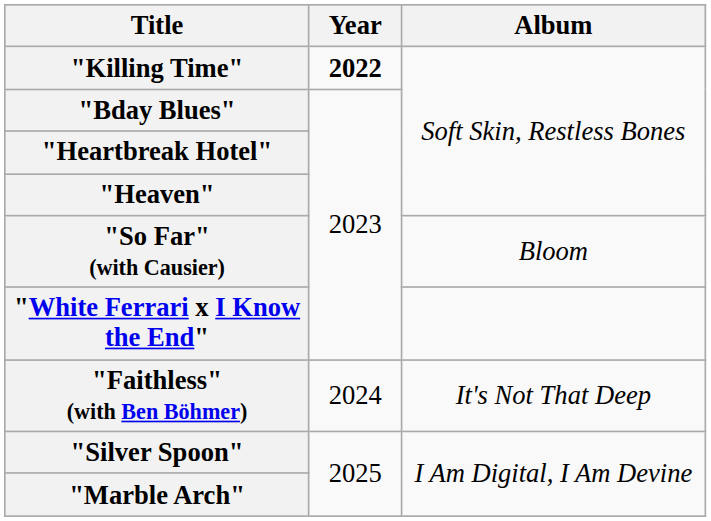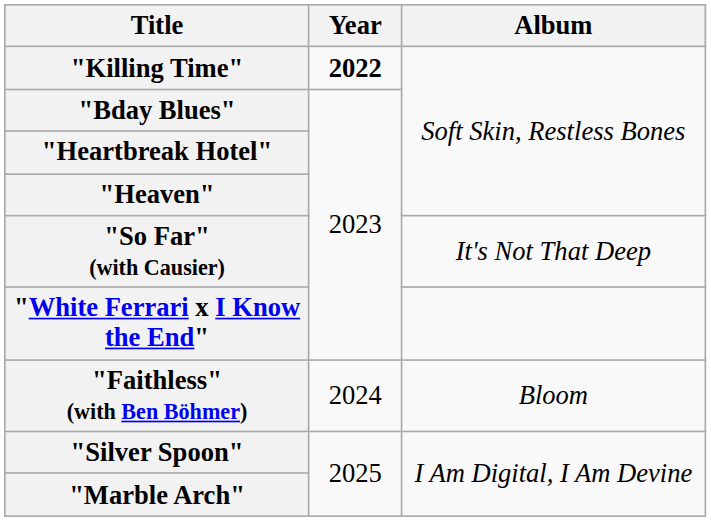(553, 251) Bloom -> (553, 251) It's Not That Deep
(553, 395) It's Not That Deep -> (553, 395) Bloom
